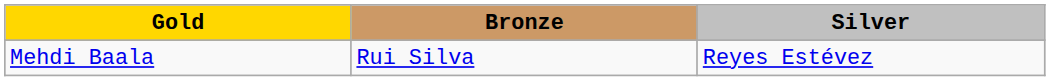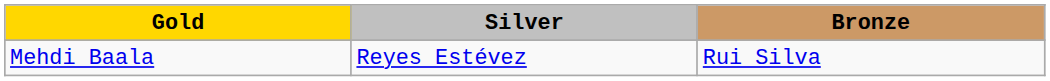columns swapped: (871, 23) <-> (524, 23)
